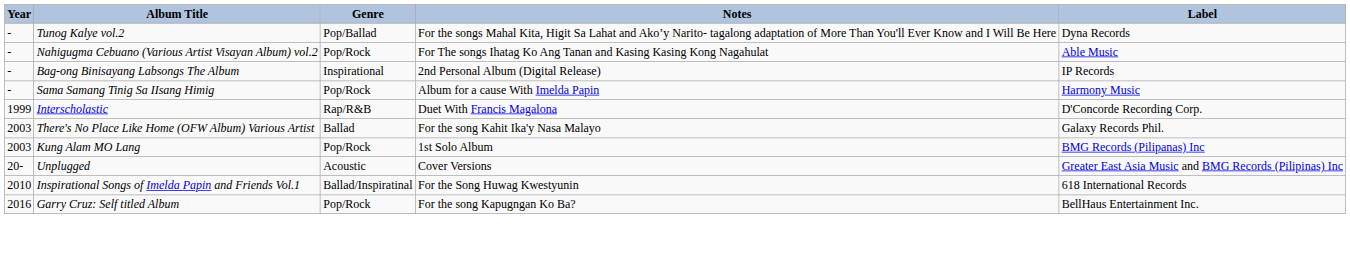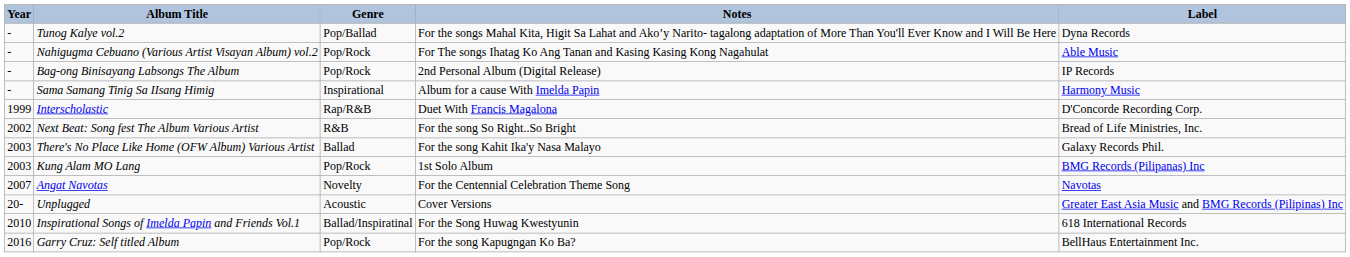(354, 71) Inspirational -> (347, 71) Pop/Rock
(347, 90) Pop/Rock -> (354, 90) Inspirational
+ row: (148, 128)
+ row: (72, 185)
